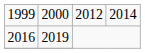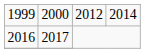(55, 37) 2019 -> (55, 37) 2017
